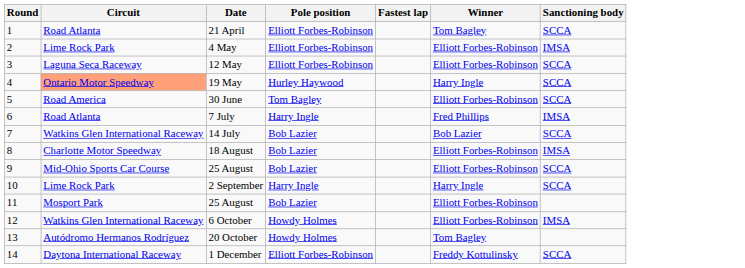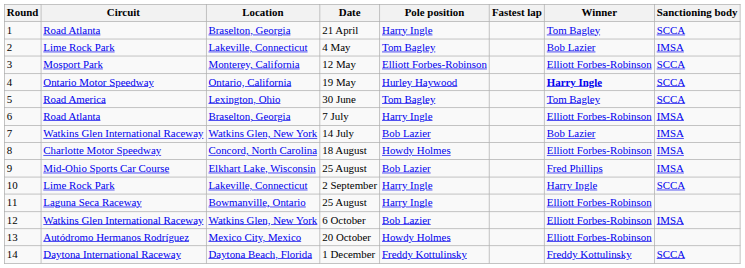+ column: (263, 13)
(321, 30) Elliott Forbes-Robinson -> (407, 30) Harry Ingle
(321, 47) Elliott Forbes-Robinson -> (409, 47) Tom Bagley
(485, 47) Elliott Forbes-Robinson -> (571, 47) Bob Lazier
(93, 64) Laguna Seca Raceway -> (73, 64) Mosport Park
(99, 82) lightsalmon background -> (99, 82) no background
(458, 82) normal -> (574, 82) bold
(485, 99) Elliott Forbes-Robinson -> (573, 99) Tom Bagley
(461, 116) Fred Phillips -> (599, 116) Elliott Forbes-Robinson
(557, 133) SCCA -> (670, 133) IMSA
(293, 151) Bob Lazier -> (416, 151) Howdy Holmes
(485, 168) Elliott Forbes-Robinson -> (575, 168) Fred Phillips
(557, 168) SCCA -> (670, 168) IMSA
(73, 202) Mosport Park -> (93, 202) Laguna Seca Raceway
(293, 202) Bob Lazier -> (407, 202) Harry Ingle
(302, 220) Howdy Holmes -> (406, 220) Bob Lazier
(460, 237) Tom Bagley -> (599, 237) Elliott Forbes-Robinson
(321, 254) Elliott Forbes-Robinson -> (424, 254) Freddy Kottulinsky
